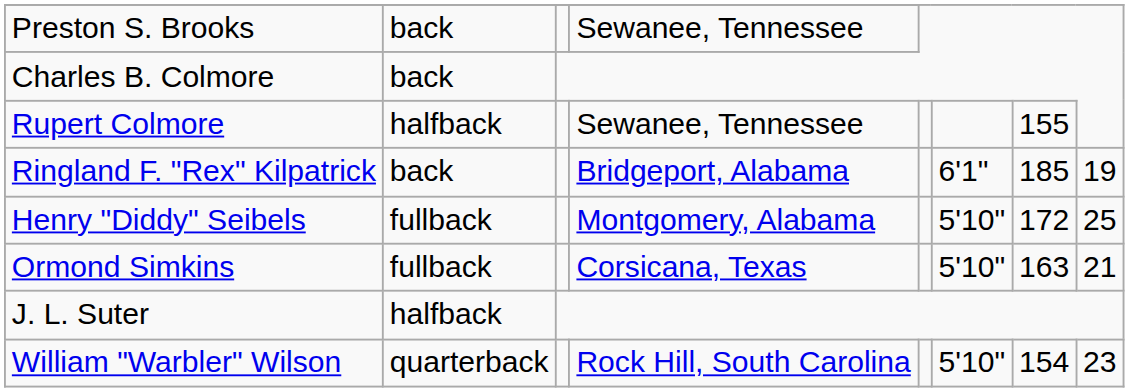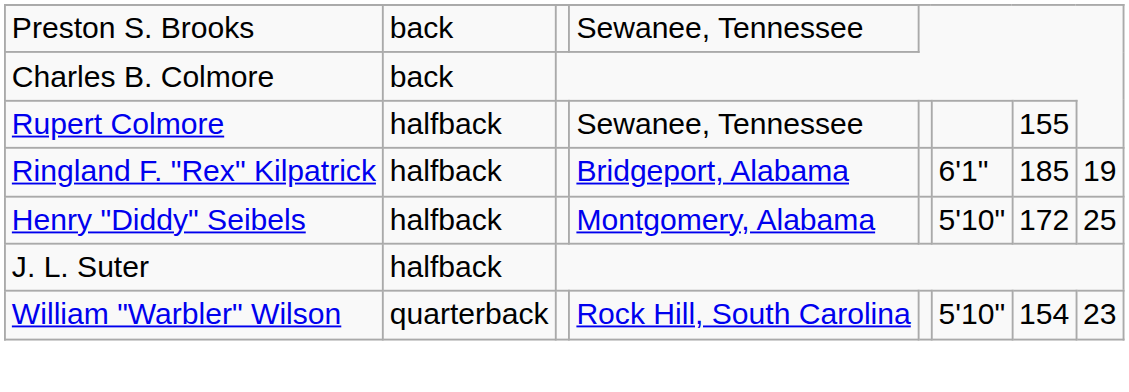(422, 171) back -> (446, 171) halfback
(441, 219) fullback -> (446, 219) halfback
- row: (123, 266)
